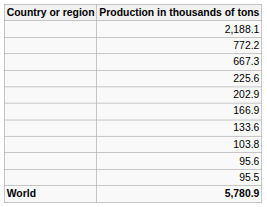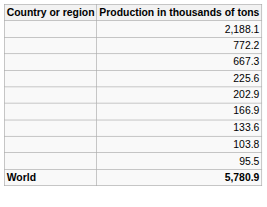- row: (249, 161)
